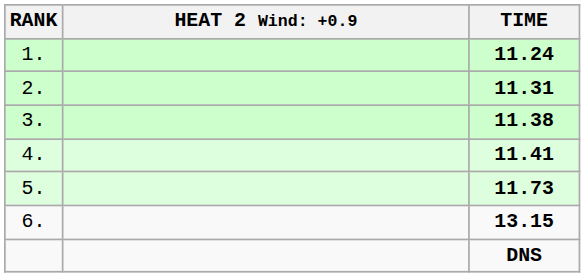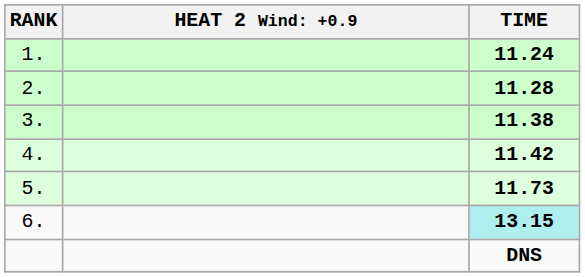(524, 88) 11.31 -> (524, 88) 11.28
(524, 155) 11.41 -> (524, 155) 11.42
(524, 222) no background -> (524, 222) paleturquoise background
